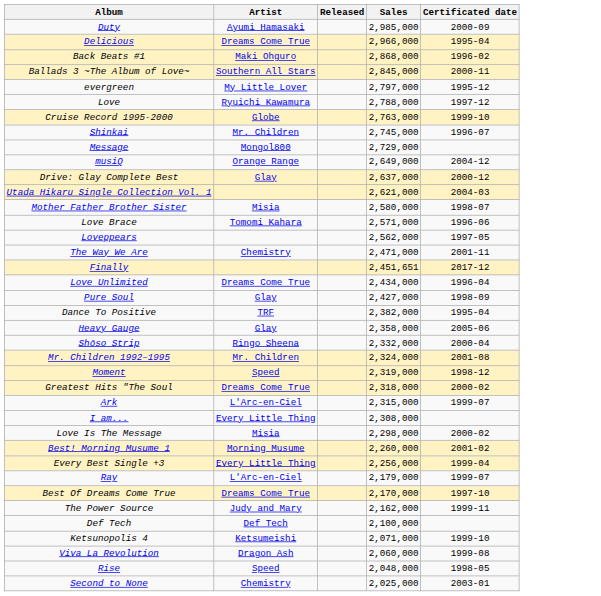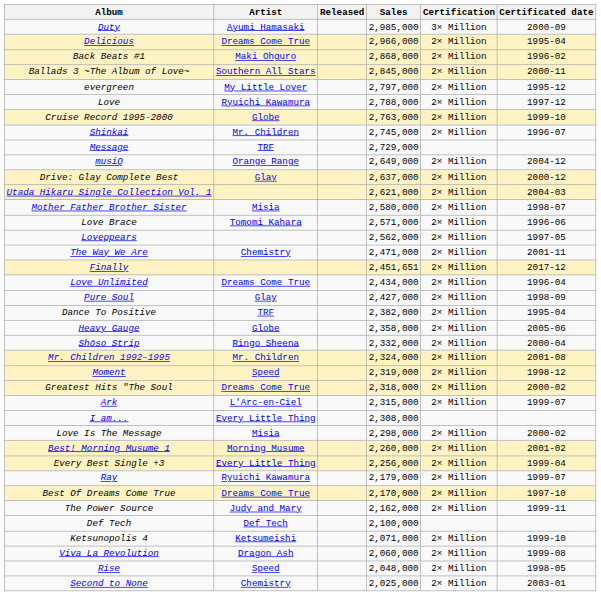+ column: (459, 12)
(266, 147) Mongol800 -> (266, 147) TRF
(266, 328) Glay -> (266, 328) Globe
(266, 478) L'Arc-en-Ciel -> (266, 478) Ryuichi Kawamura
